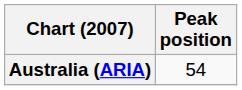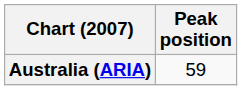(196, 69) 54 -> (196, 69) 59
